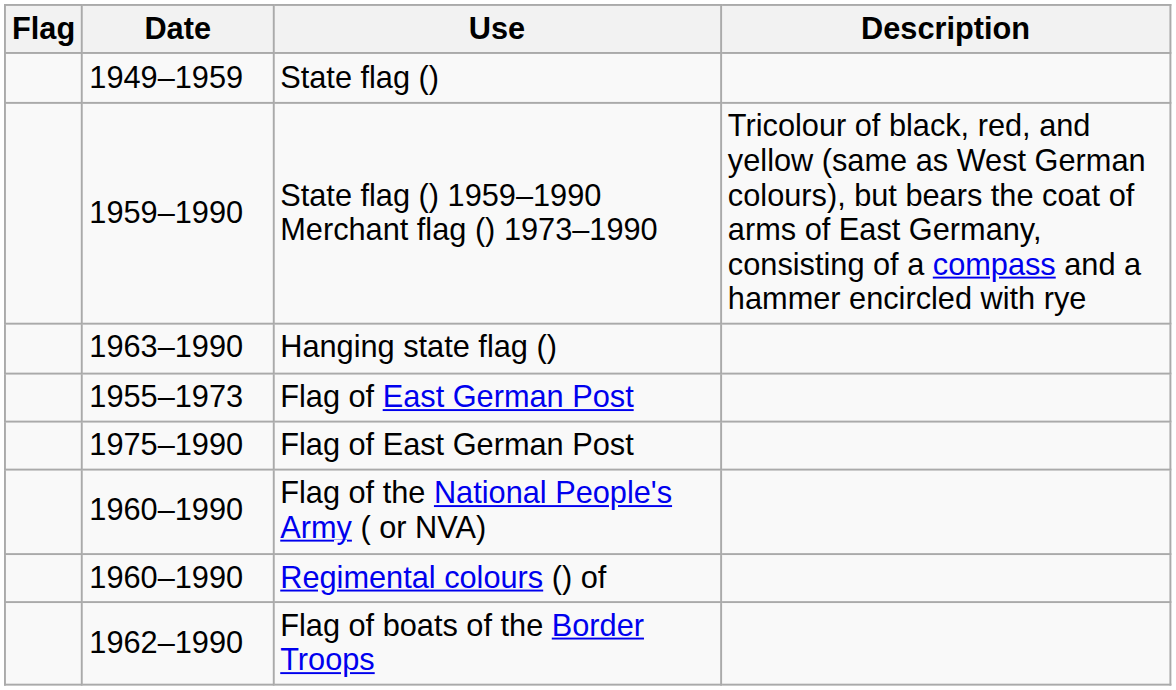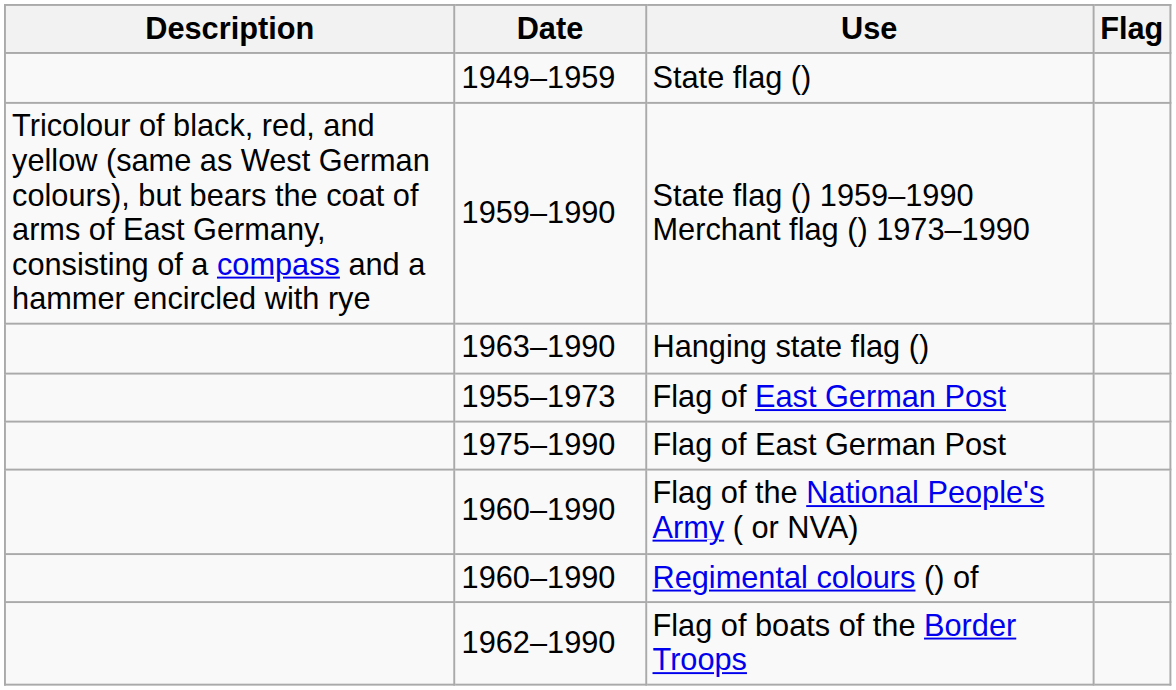columns swapped: (44, 28) <-> (946, 28)
